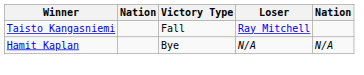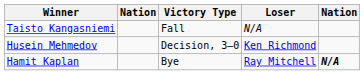(274, 29) Ray Mitchell -> (253, 29) N/A
+ row: (52, 45)
(247, 45) N/A -> (280, 61) Ray Mitchell
(324, 45) normal -> (330, 61) bold
